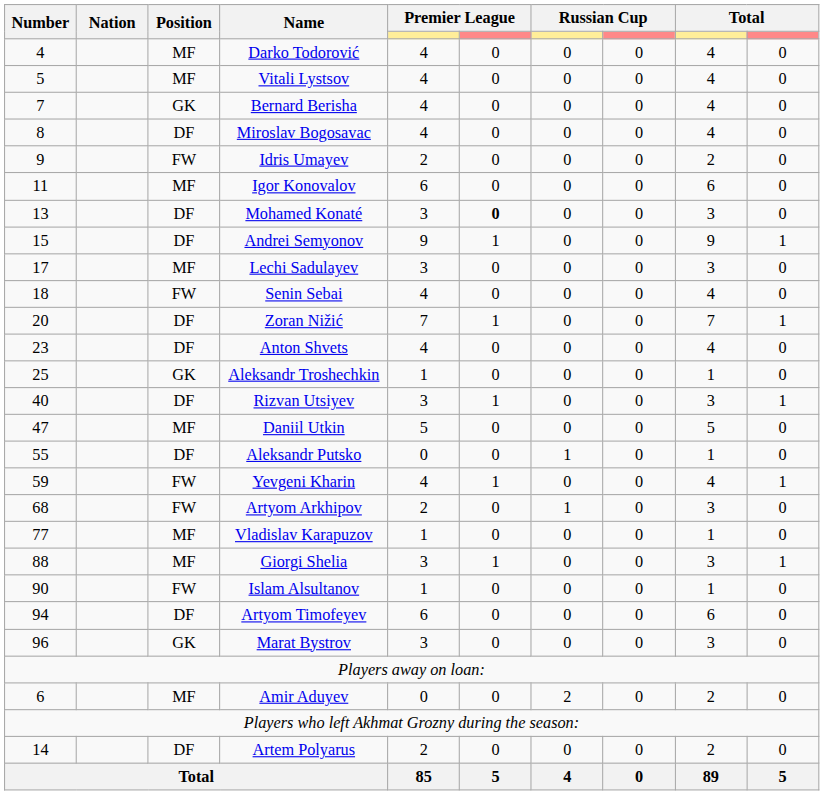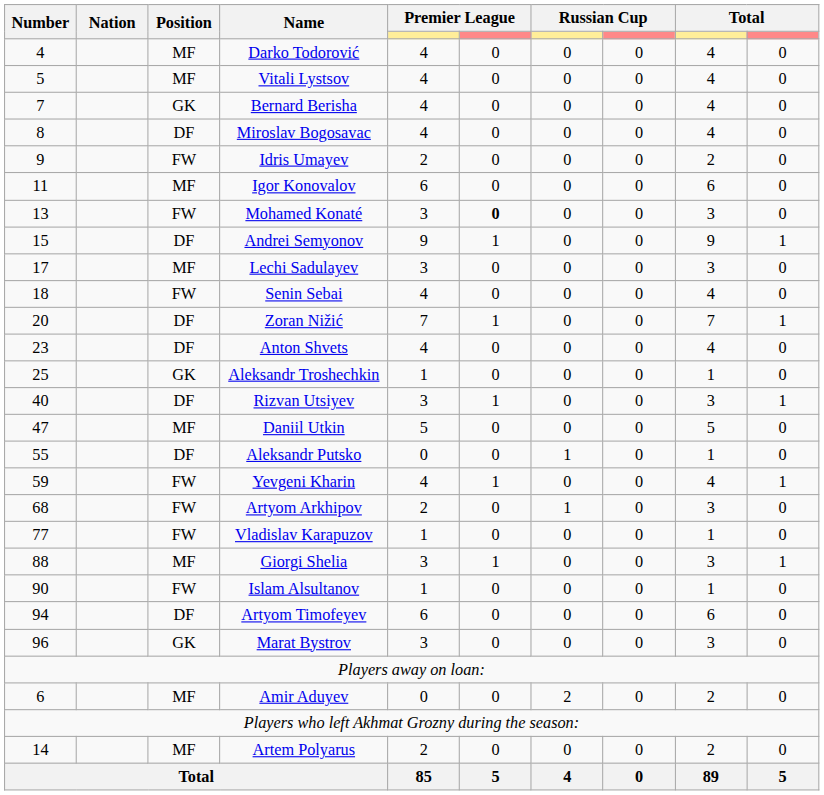(184, 213) DF -> (184, 213) FW
(184, 535) MF -> (184, 535) FW
(184, 749) DF -> (184, 749) MF
